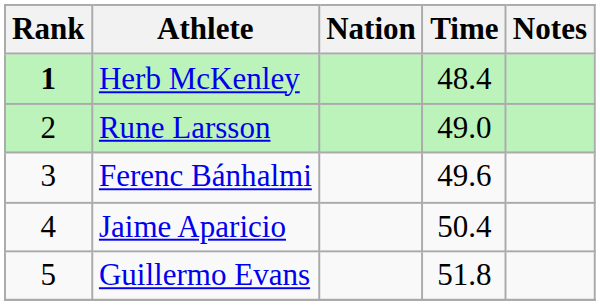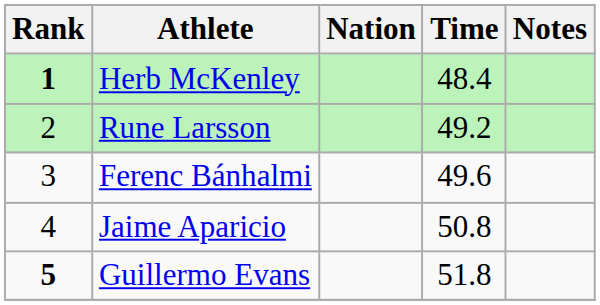(464, 127) 49.0 -> (464, 127) 49.2
(464, 226) 50.4 -> (464, 226) 50.8
(48, 275) normal -> (48, 275) bold
